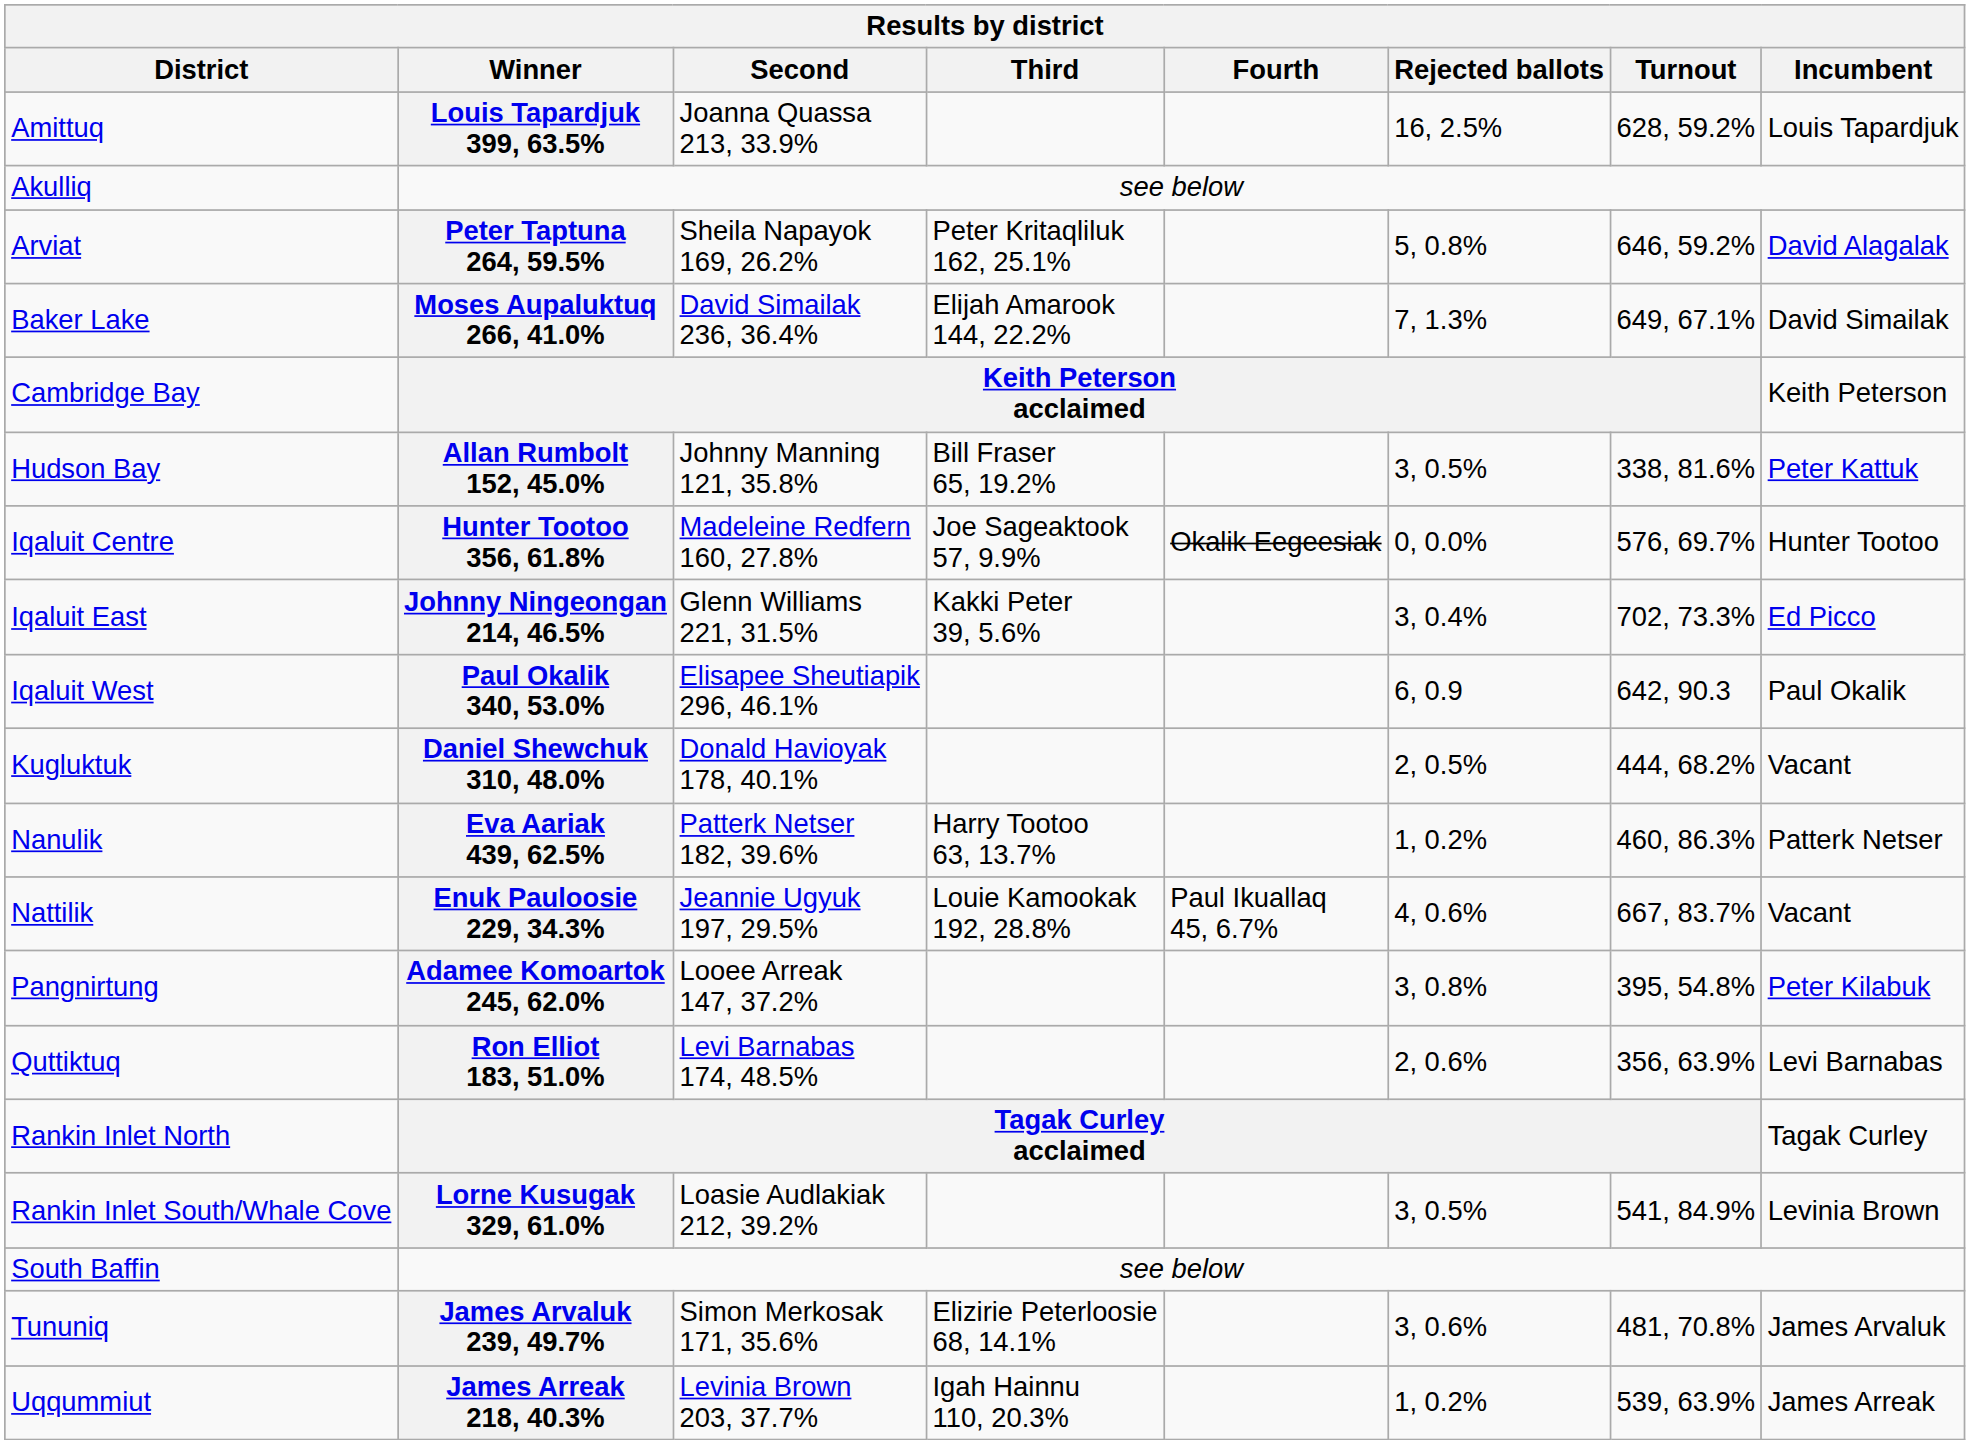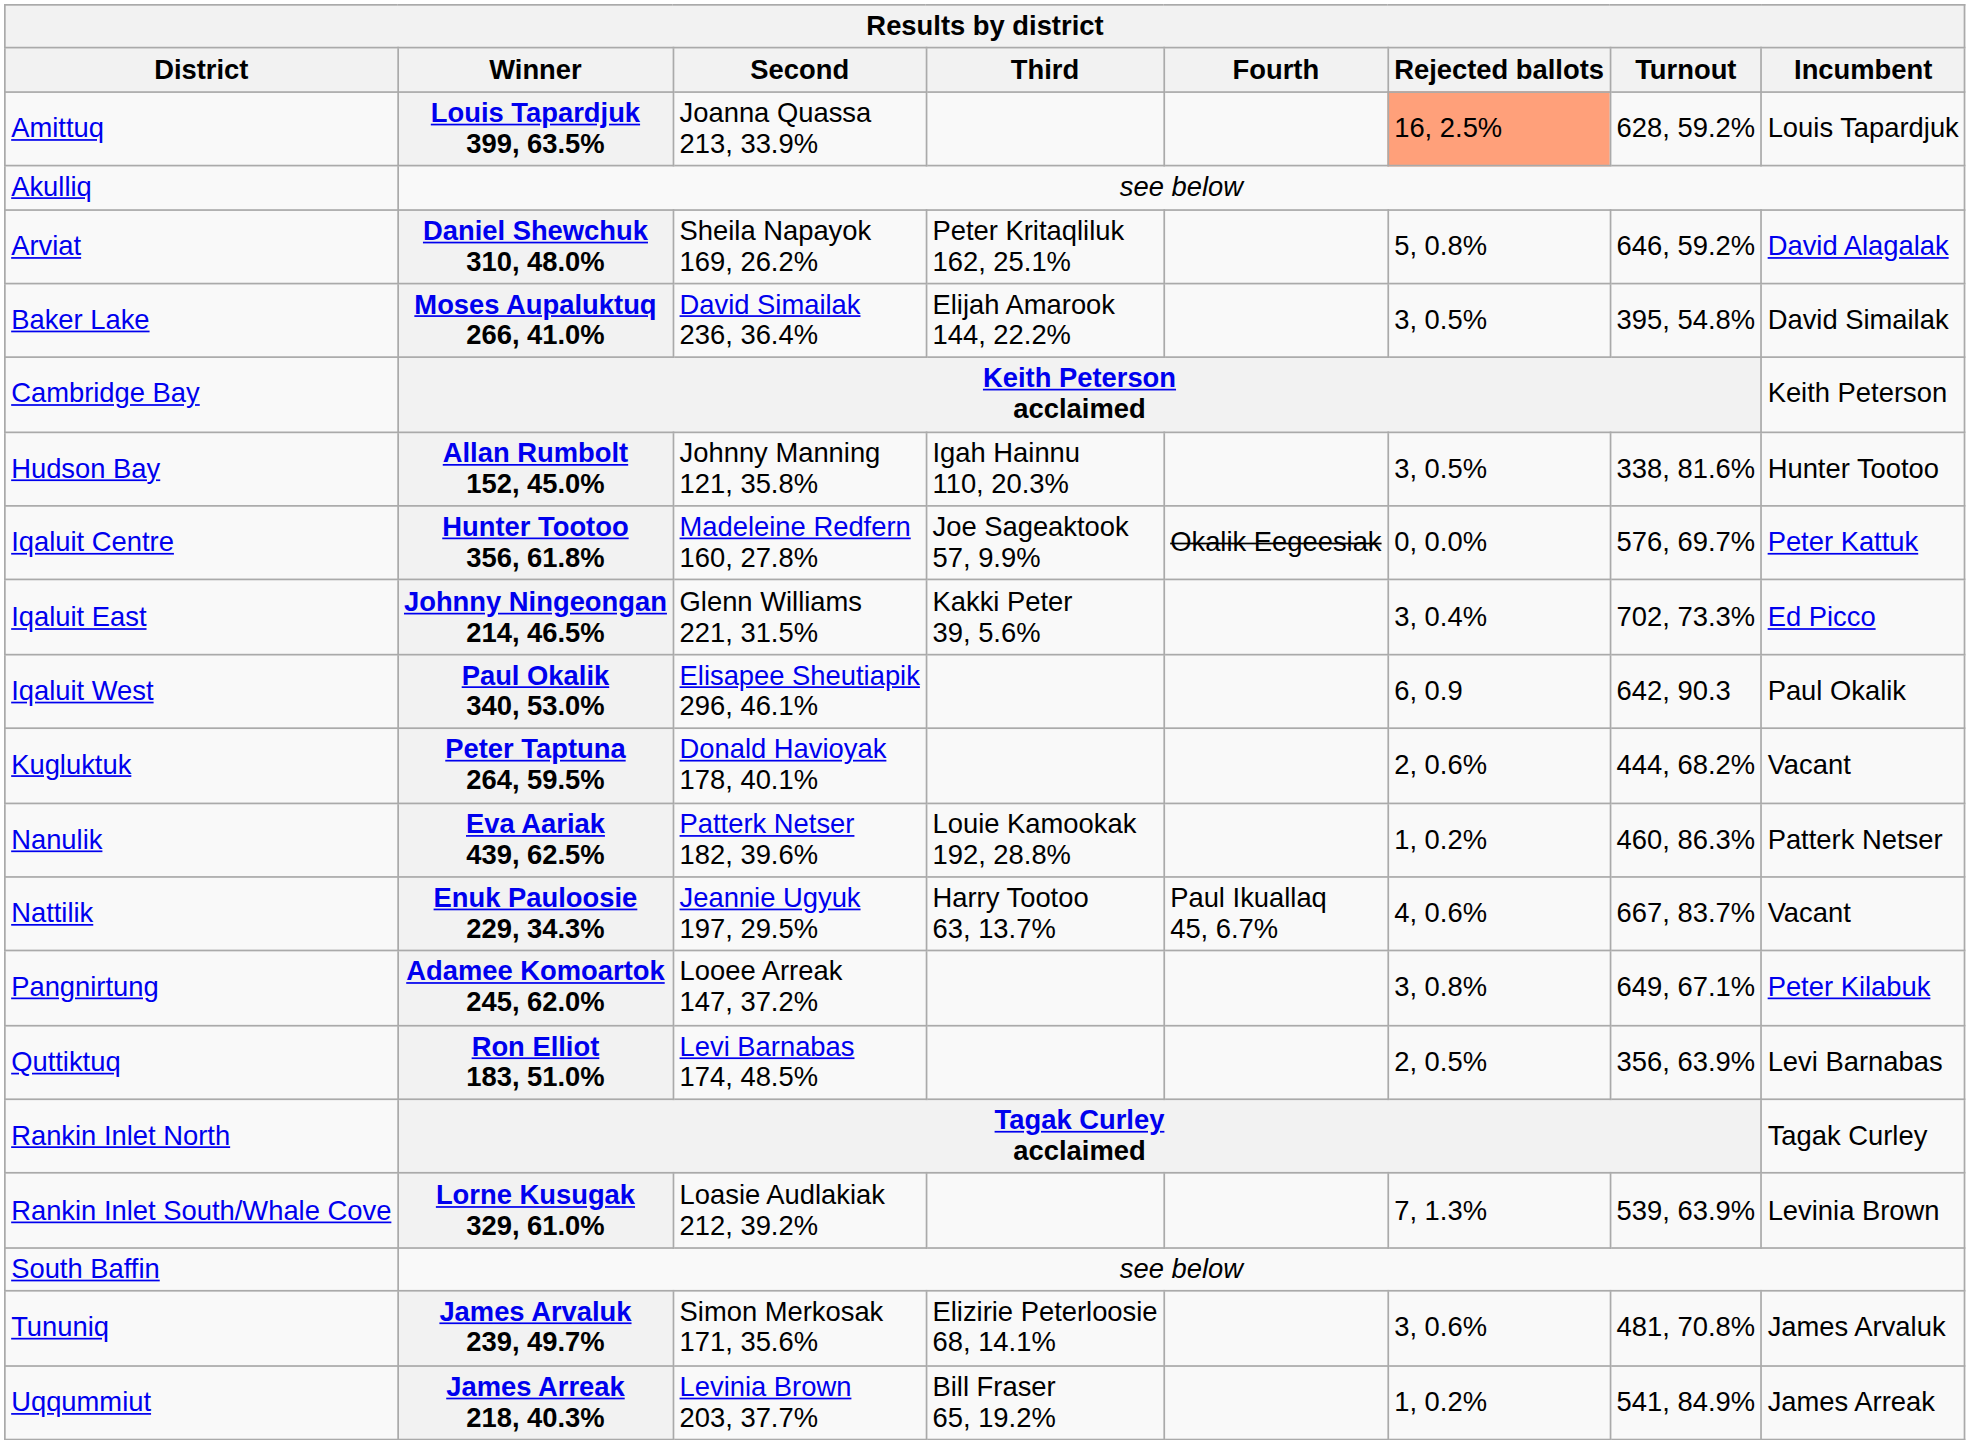(1448, 128) no background -> (1448, 128) lightsalmon background
(535, 245) Peter Taptuna 264, 59.5% -> (535, 245) Daniel Shewchuk 310, 48.0%
(1441, 320) 7, 1.3% -> (1441, 320) 3, 0.5%
(1686, 320) 649, 67.1% -> (1686, 320) 395, 54.8%
(994, 468) Bill Fraser 65, 19.2% -> (1006, 468) Igah Hainnu 110, 20.3%
(1843, 468) Peter Kattuk -> (1853, 468) Hunter Tootoo
(1853, 542) Hunter Tootoo -> (1843, 542) Peter Kattuk
(535, 765) Daniel Shewchuk 310, 48.0% -> (535, 765) Peter Taptuna 264, 59.5%
(1441, 765) 2, 0.5% -> (1441, 765) 2, 0.6%
(1011, 839) Harry Tootoo 63, 13.7% -> (1034, 839) Louie Kamookak 192, 28.8%
(1034, 913) Louie Kamookak 192, 28.8% -> (1011, 913) Harry Tootoo 63, 13.7%
(1686, 987) 395, 54.8% -> (1686, 987) 649, 67.1%
(1441, 1061) 2, 0.6% -> (1441, 1061) 2, 0.5%
(1441, 1210) 3, 0.5% -> (1441, 1210) 7, 1.3%
(1686, 1210) 541, 84.9% -> (1686, 1210) 539, 63.9%
(1006, 1401) Igah Hainnu 110, 20.3% -> (994, 1401) Bill Fraser 65, 19.2%
(1686, 1401) 539, 63.9% -> (1686, 1401) 541, 84.9%
